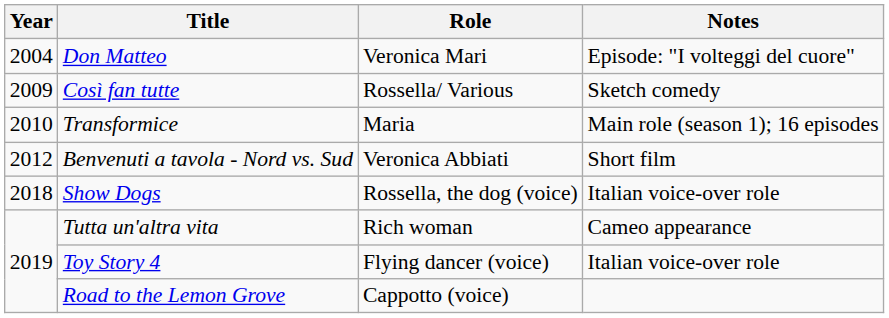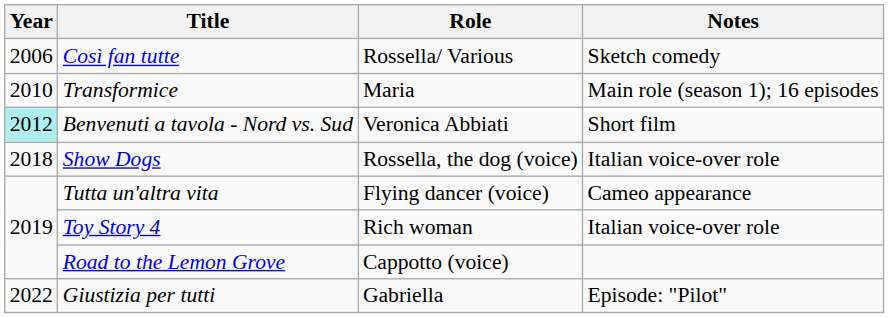- row: (115, 55)
(31, 90) 2009 -> (31, 55) 2006
(31, 158) no background -> (31, 124) paleturquoise background
(418, 227) Rich woman -> (456, 192) Flying dancer (voice)
(456, 261) Flying dancer (voice) -> (418, 227) Rich woman
+ row: (139, 295)
